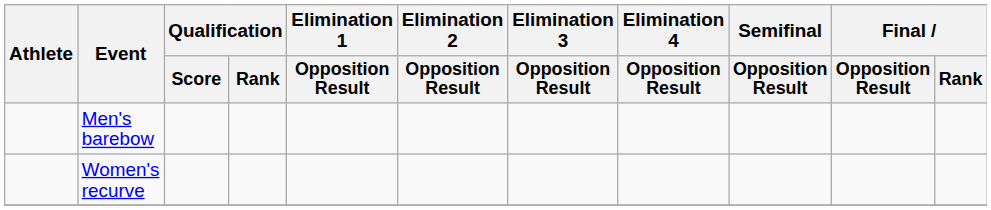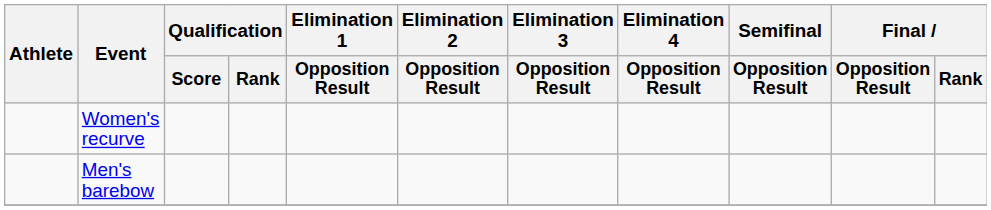rows swapped: (118, 129) <-> (121, 180)
